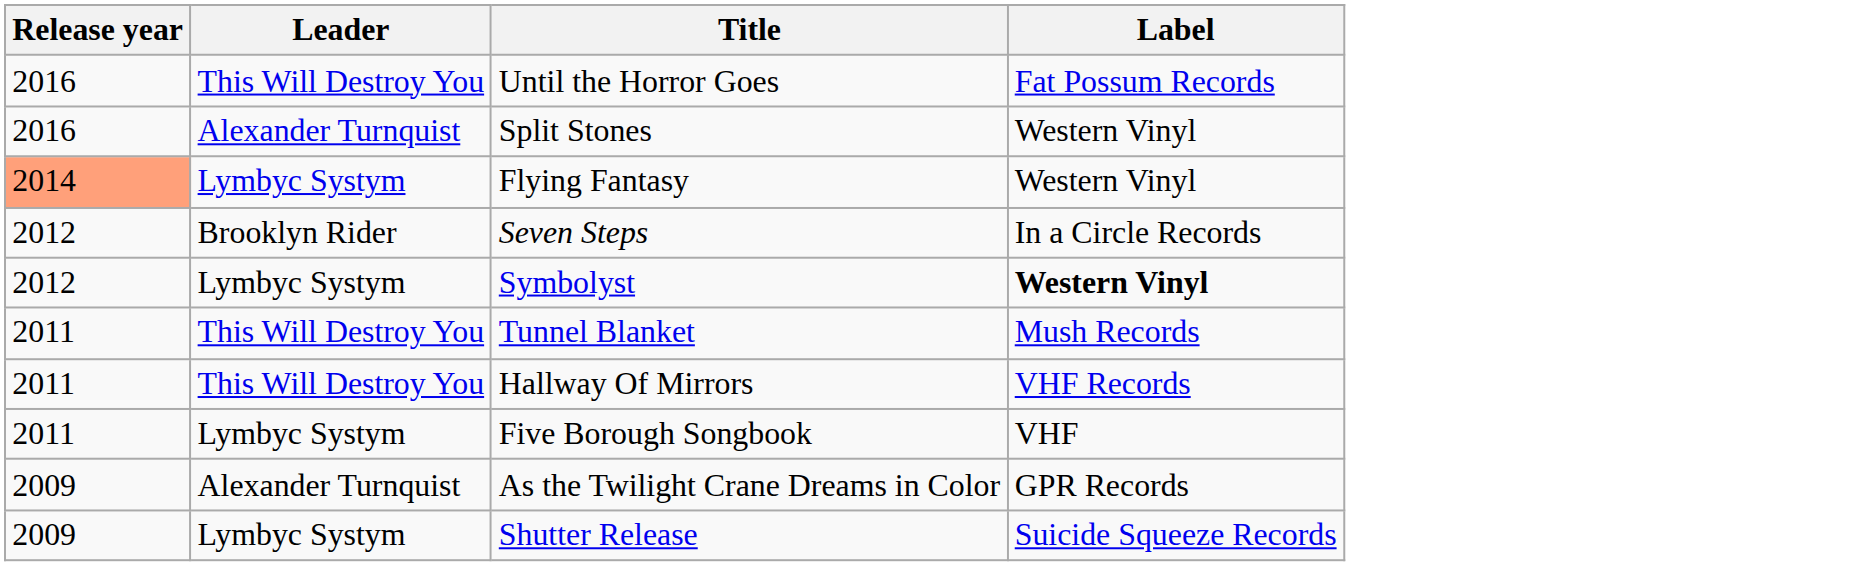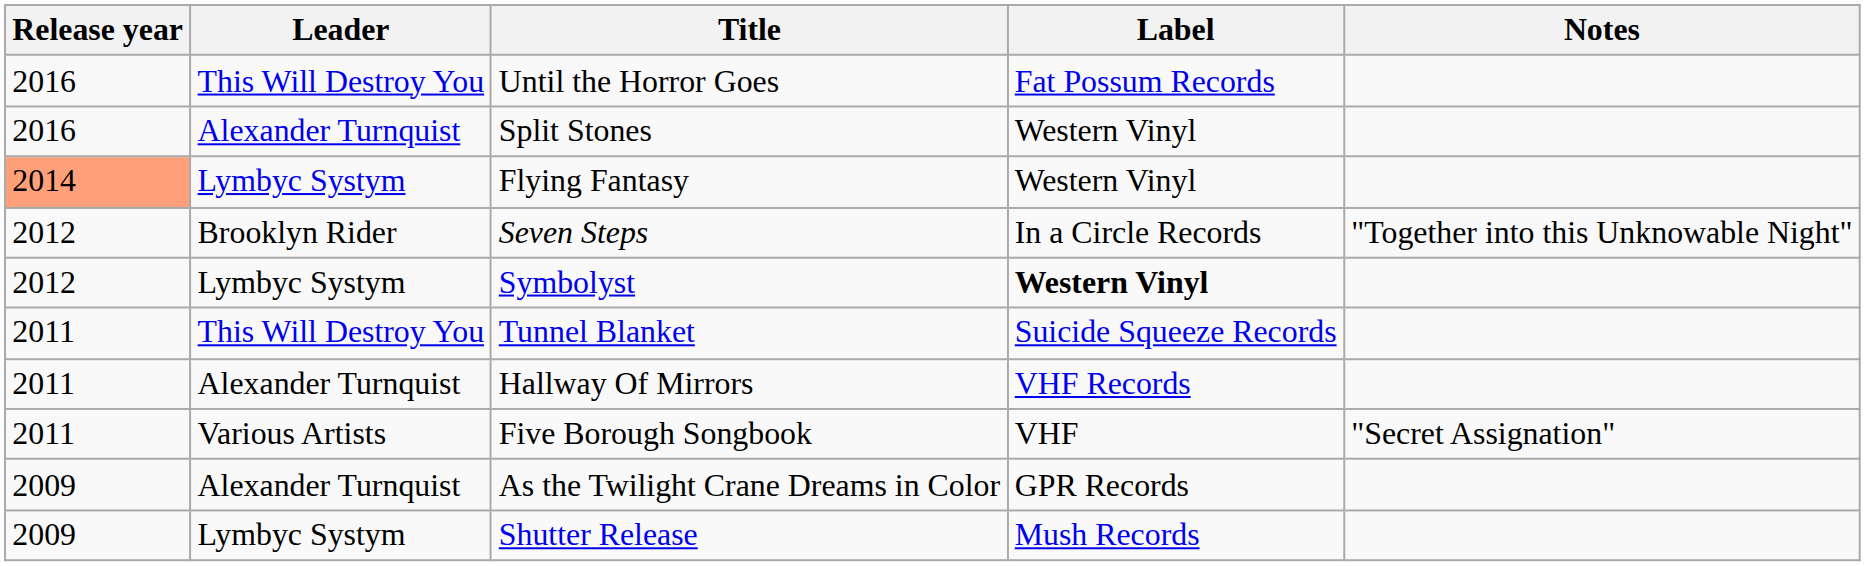+ column: (1602, 29)
(1107, 332) Mush Records -> (1176, 332) Suicide Squeeze Records
(341, 383) This Will Destroy You -> (329, 383) Alexander Turnquist
(302, 433) Lymbyc Systym -> (292, 433) Various Artists
(1176, 534) Suicide Squeeze Records -> (1107, 534) Mush Records
